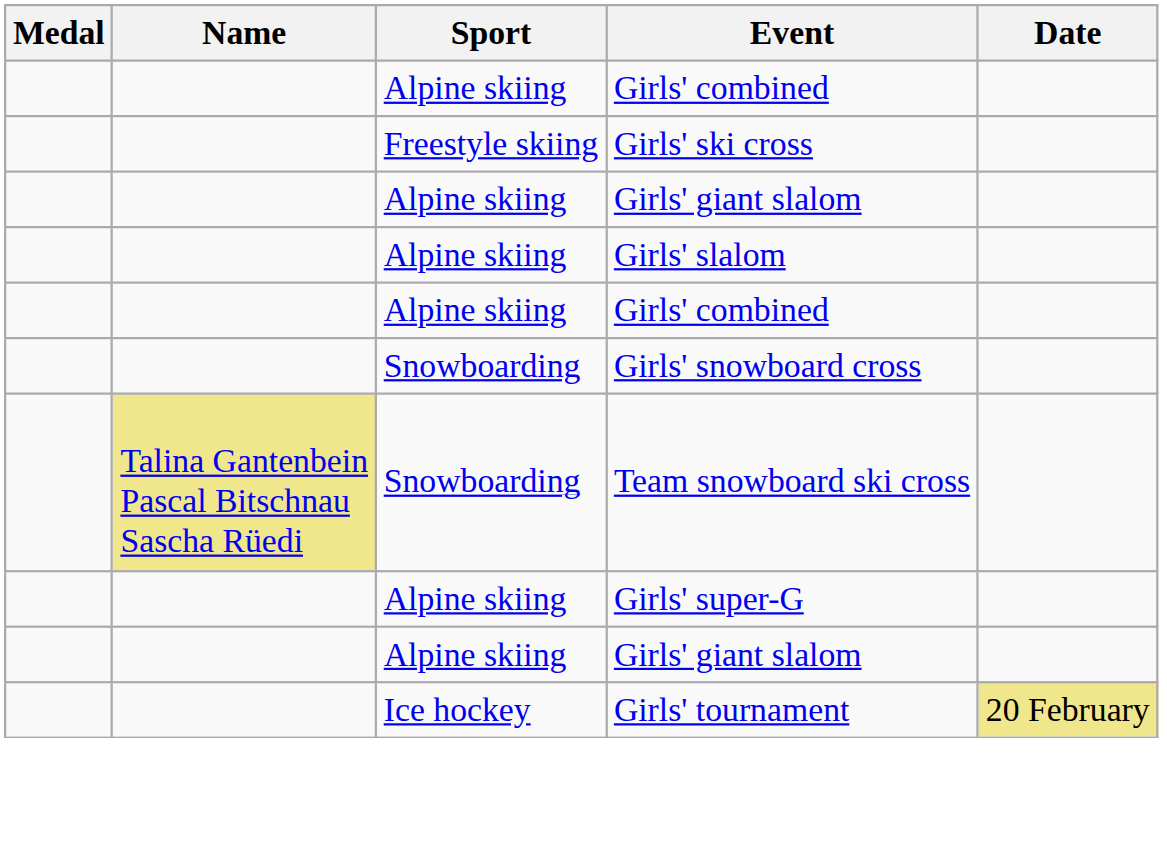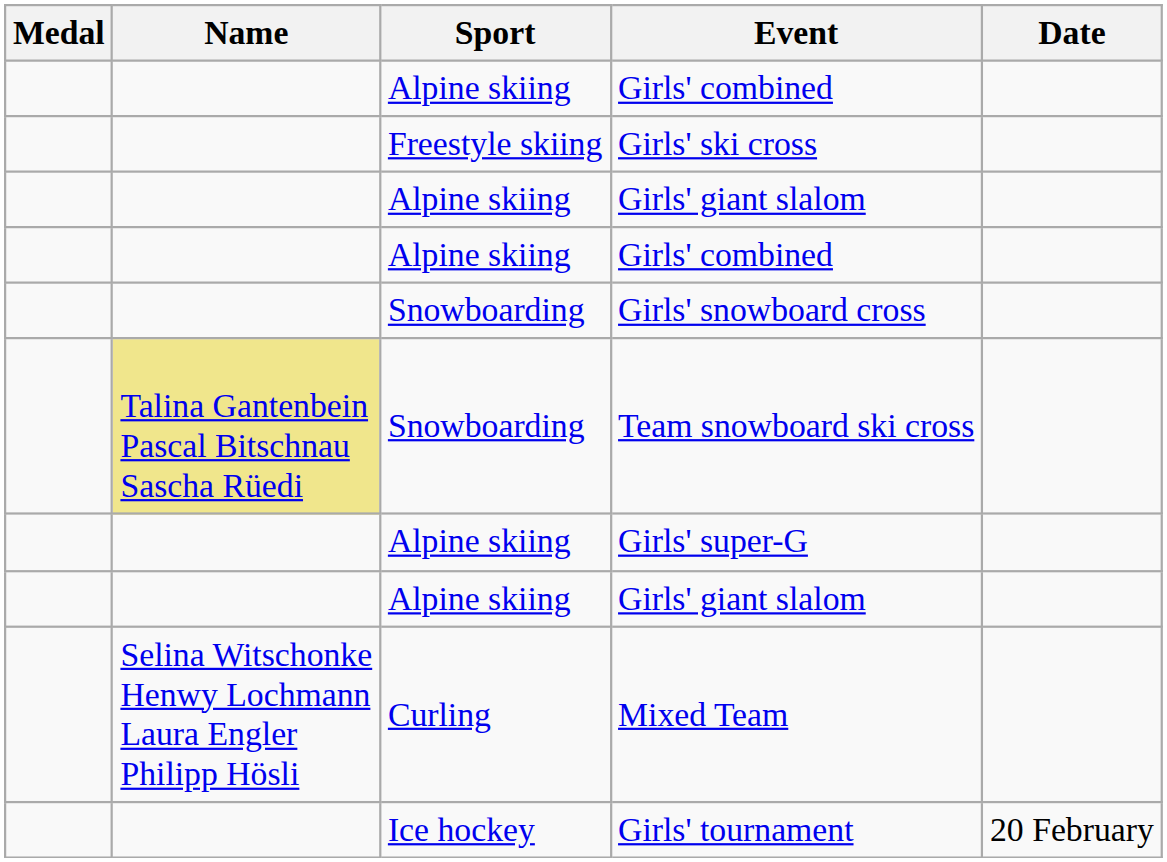- row: (475, 255)
+ row: (439, 713)
(1068, 708) khaki background -> (1072, 828) no background
